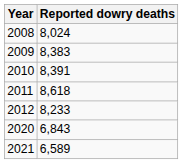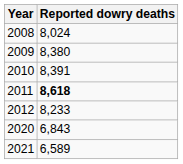(55, 52) 8,383 -> (55, 52) 8,380
(55, 91) normal -> (55, 91) bold
